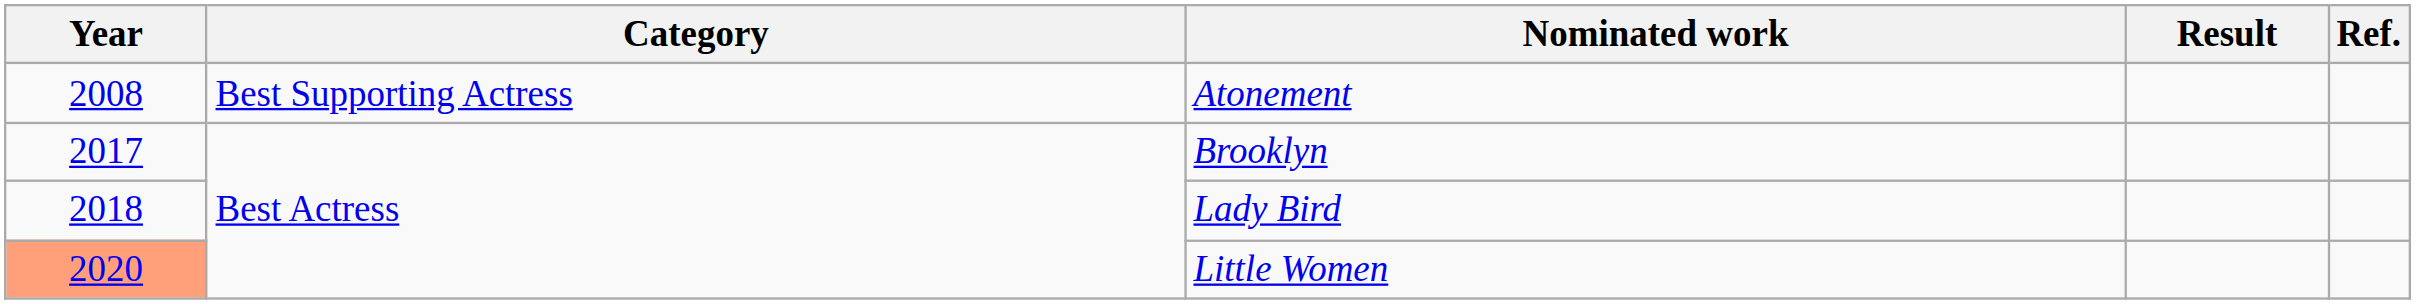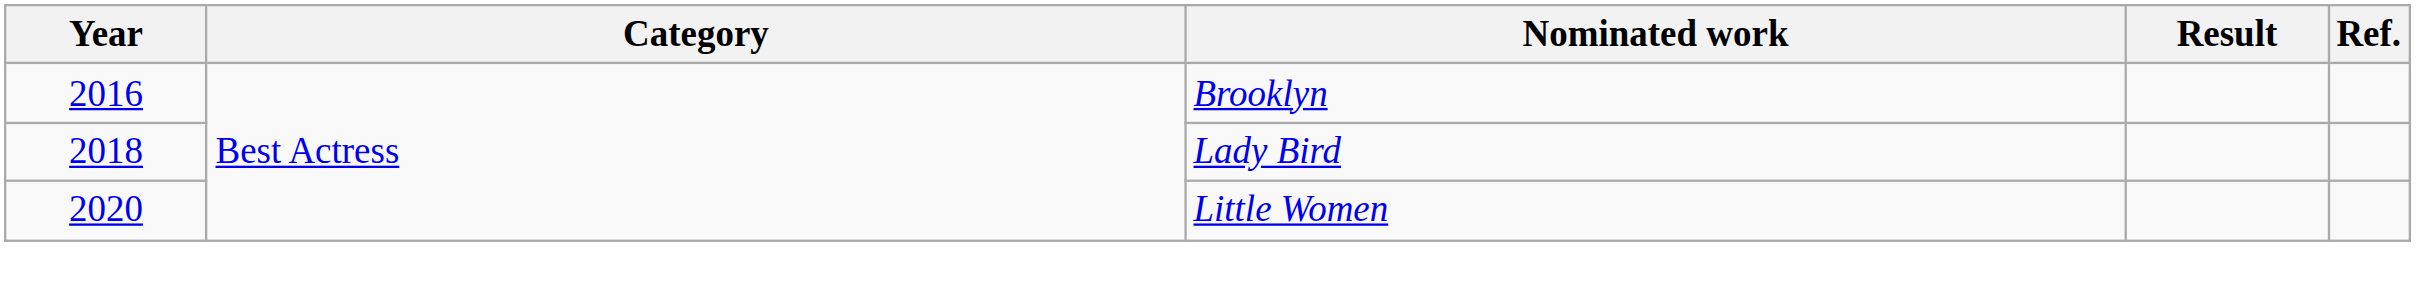- row: (1273, 92)
(106, 151) 2017 -> (106, 92) 2016
(106, 268) lightsalmon background -> (106, 209) no background
